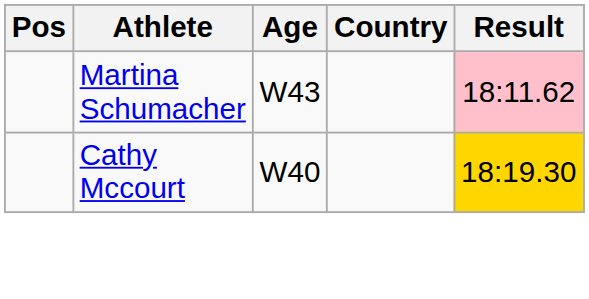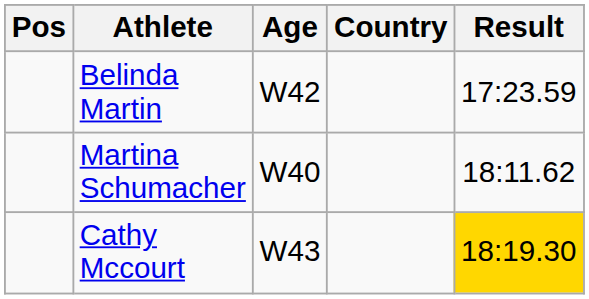+ row: (129, 91)
(290, 91) W43 -> (290, 171) W40
(519, 91) pink background -> (519, 171) no background
(290, 171) W40 -> (290, 252) W43
